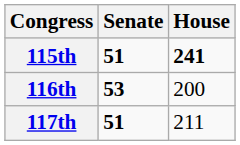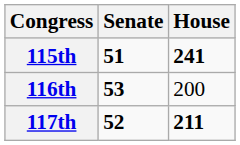(114, 122) 51 -> (114, 122) 52
(189, 122) normal -> (189, 122) bold
